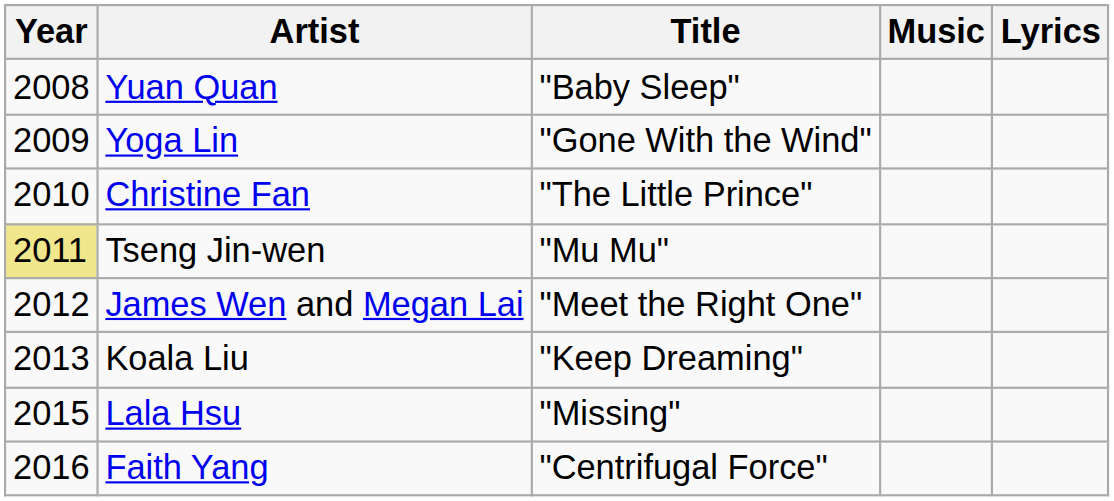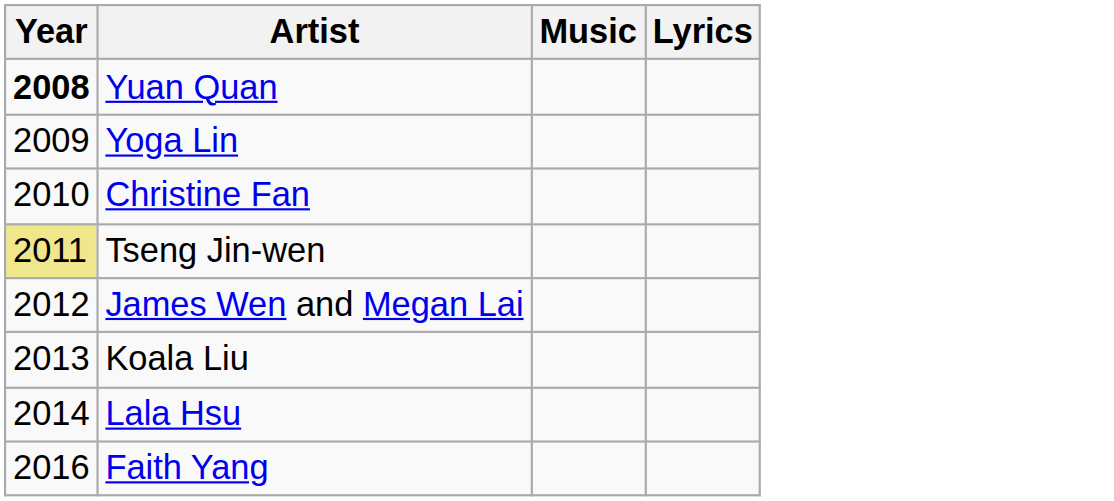- column: (706, 31)
(51, 86) normal -> (51, 86) bold
(51, 413) 2015 -> (51, 413) 2014
